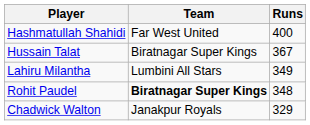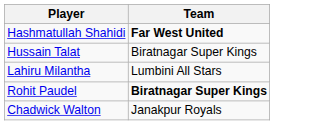- column: (288, 14)
(175, 33) normal -> (177, 33) bold
